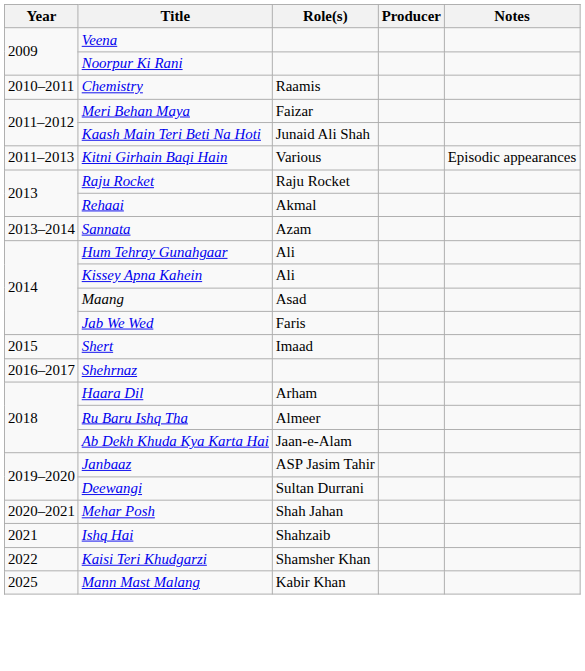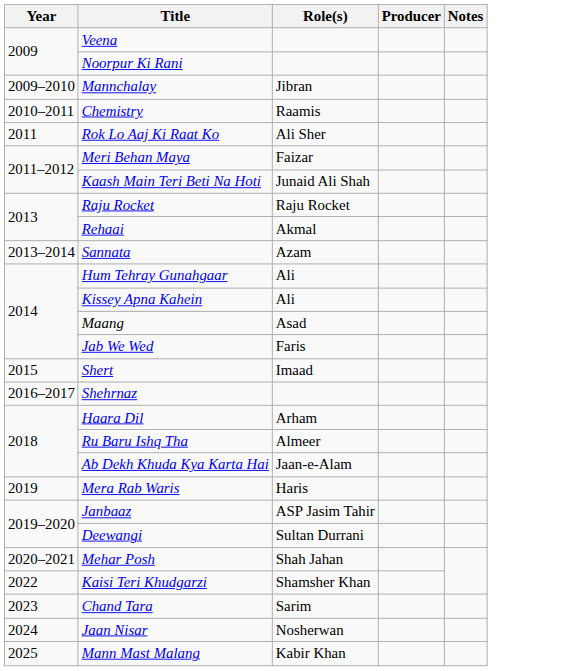+ row: (119, 87)
+ row: (150, 134)
- row: (155, 157)
+ row: (131, 488)
- row: (108, 535)
+ row: (117, 606)
+ row: (115, 629)
